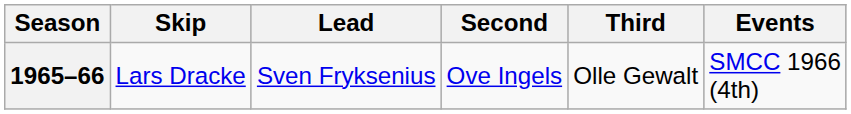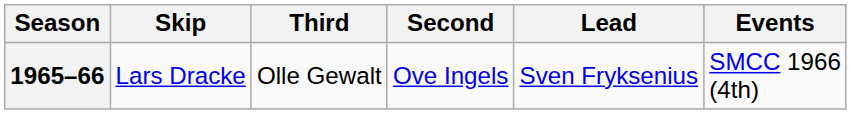columns swapped: (636, 23) <-> (346, 23)
